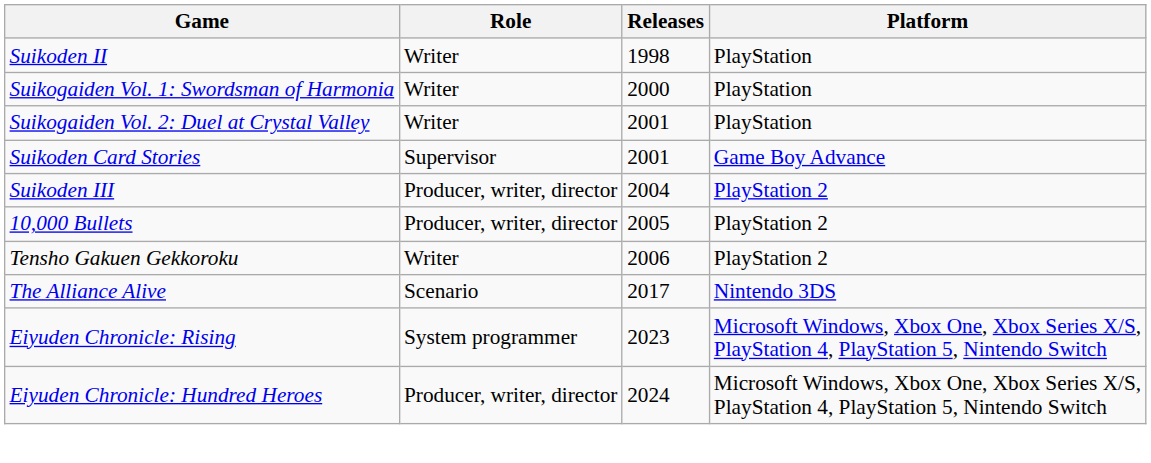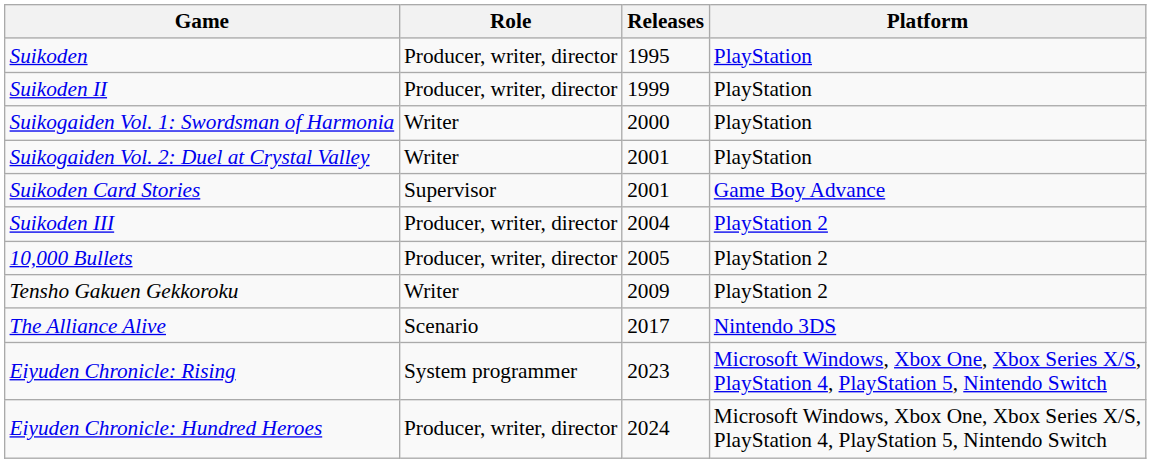+ row: (49, 55)
(431, 55) Writer -> (511, 88) Producer, writer, director
(648, 55) 1998 -> (648, 88) 1999
(648, 257) 2006 -> (648, 291) 2009
